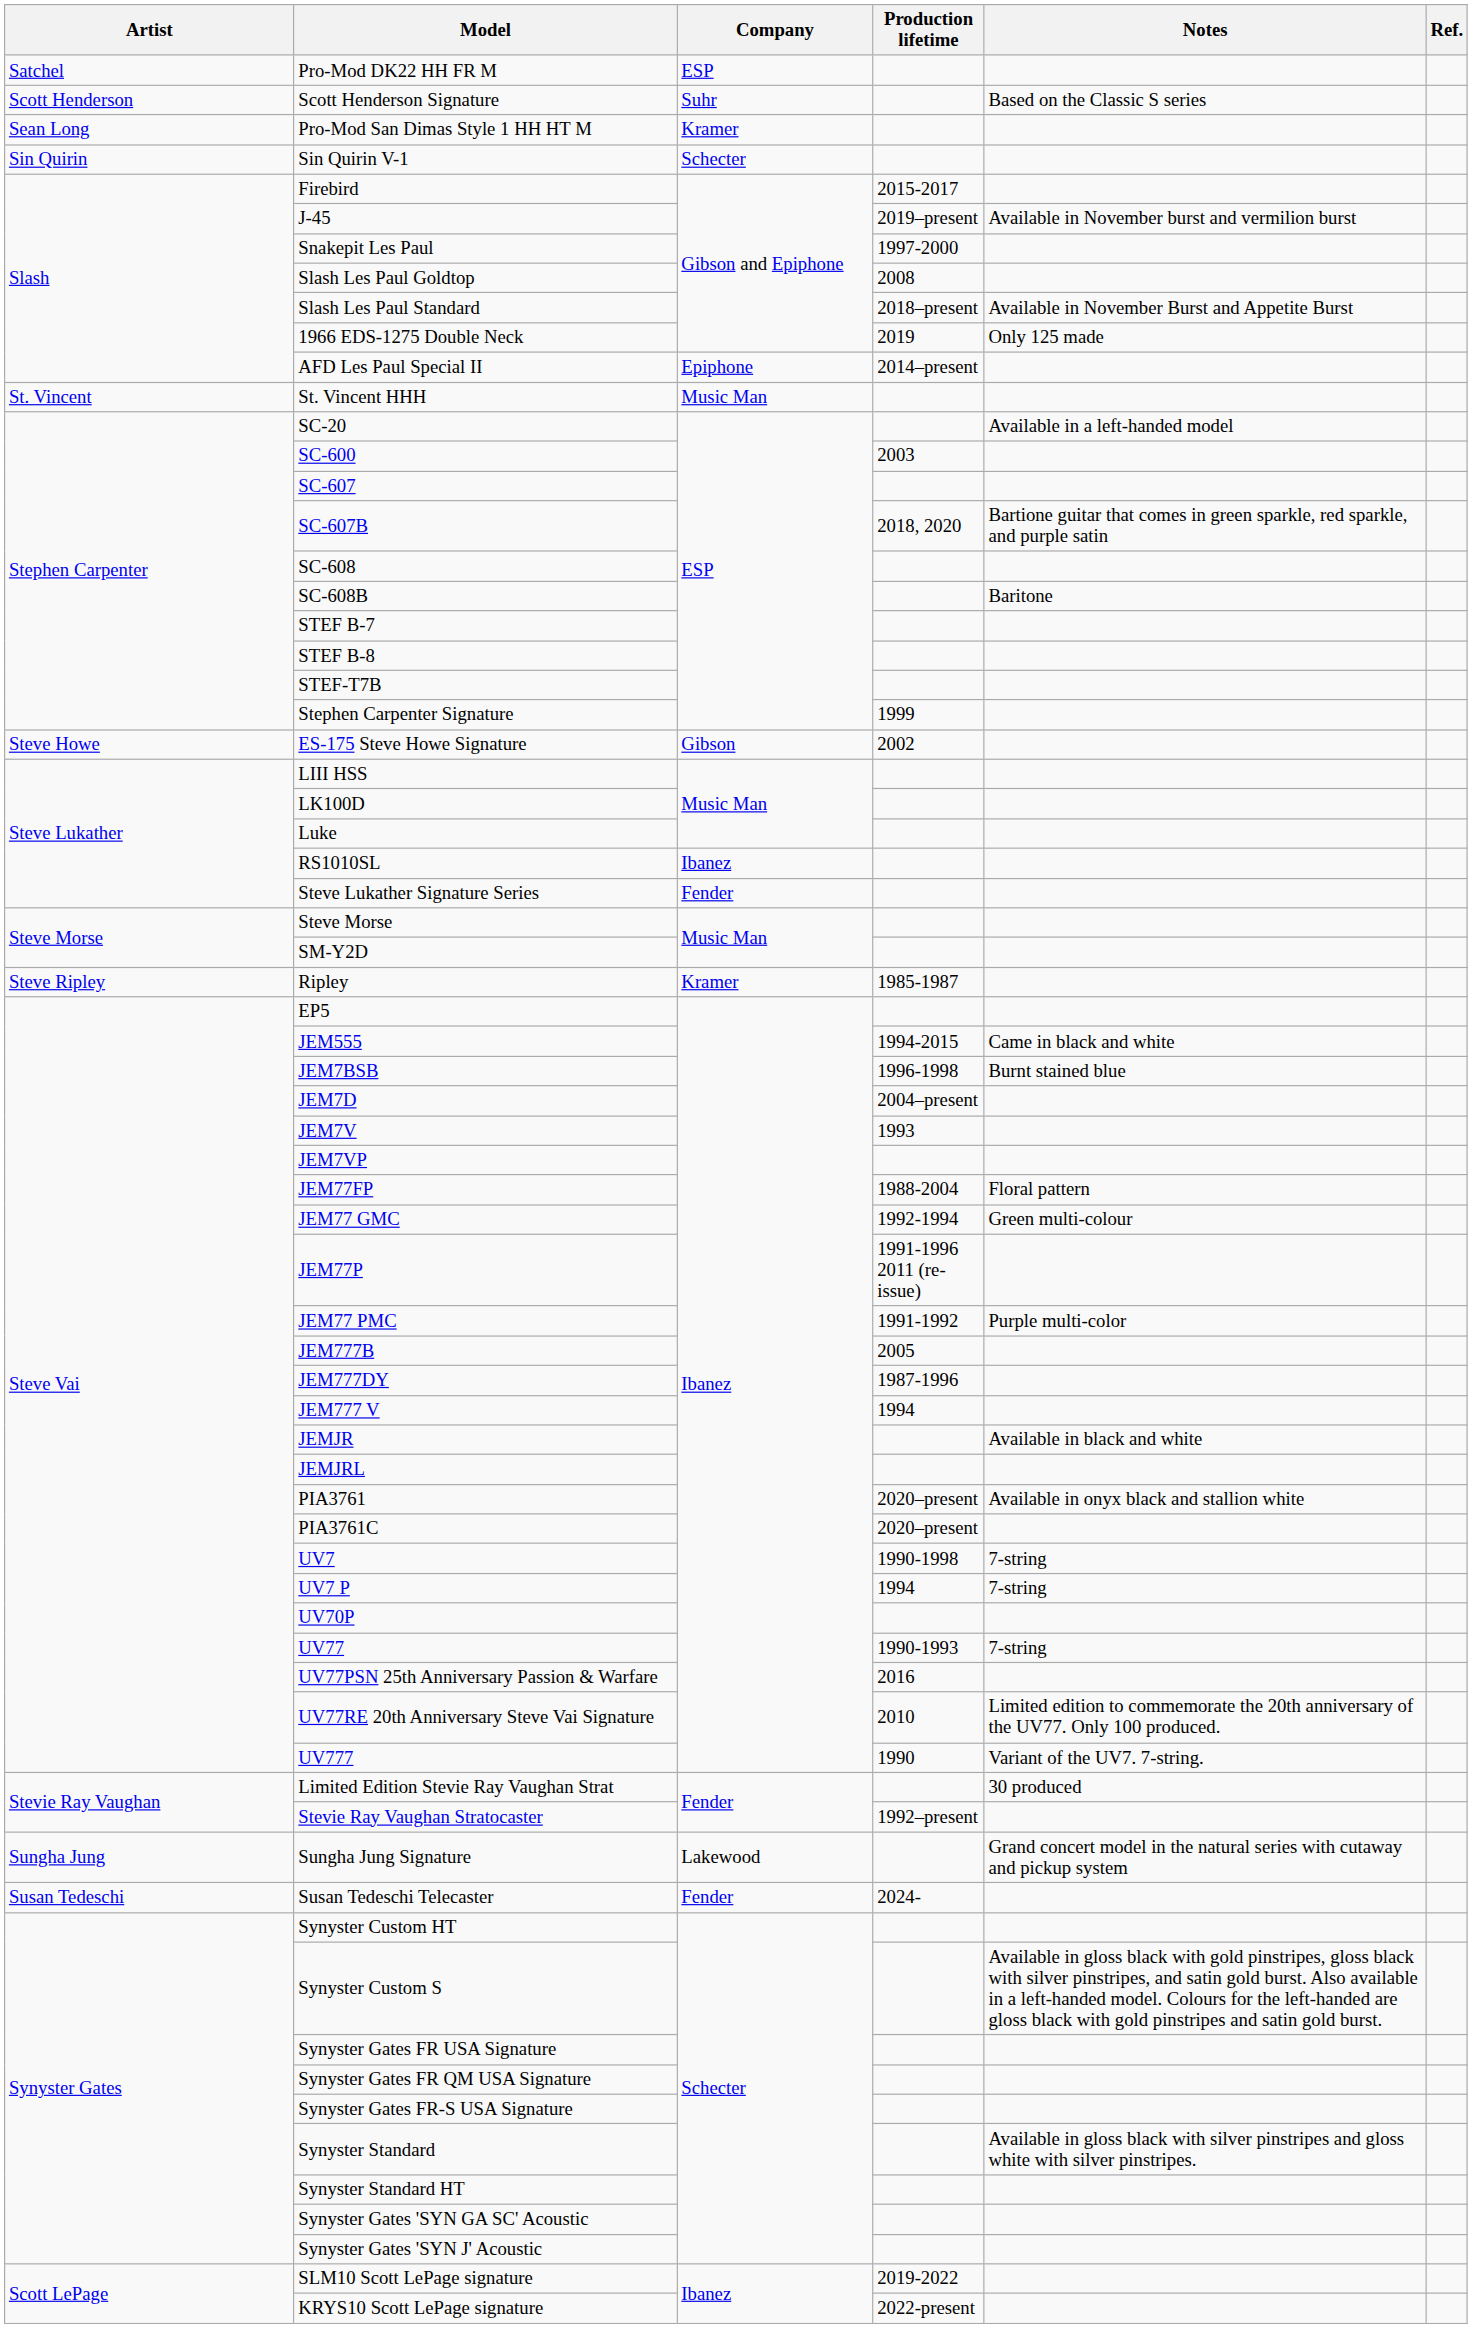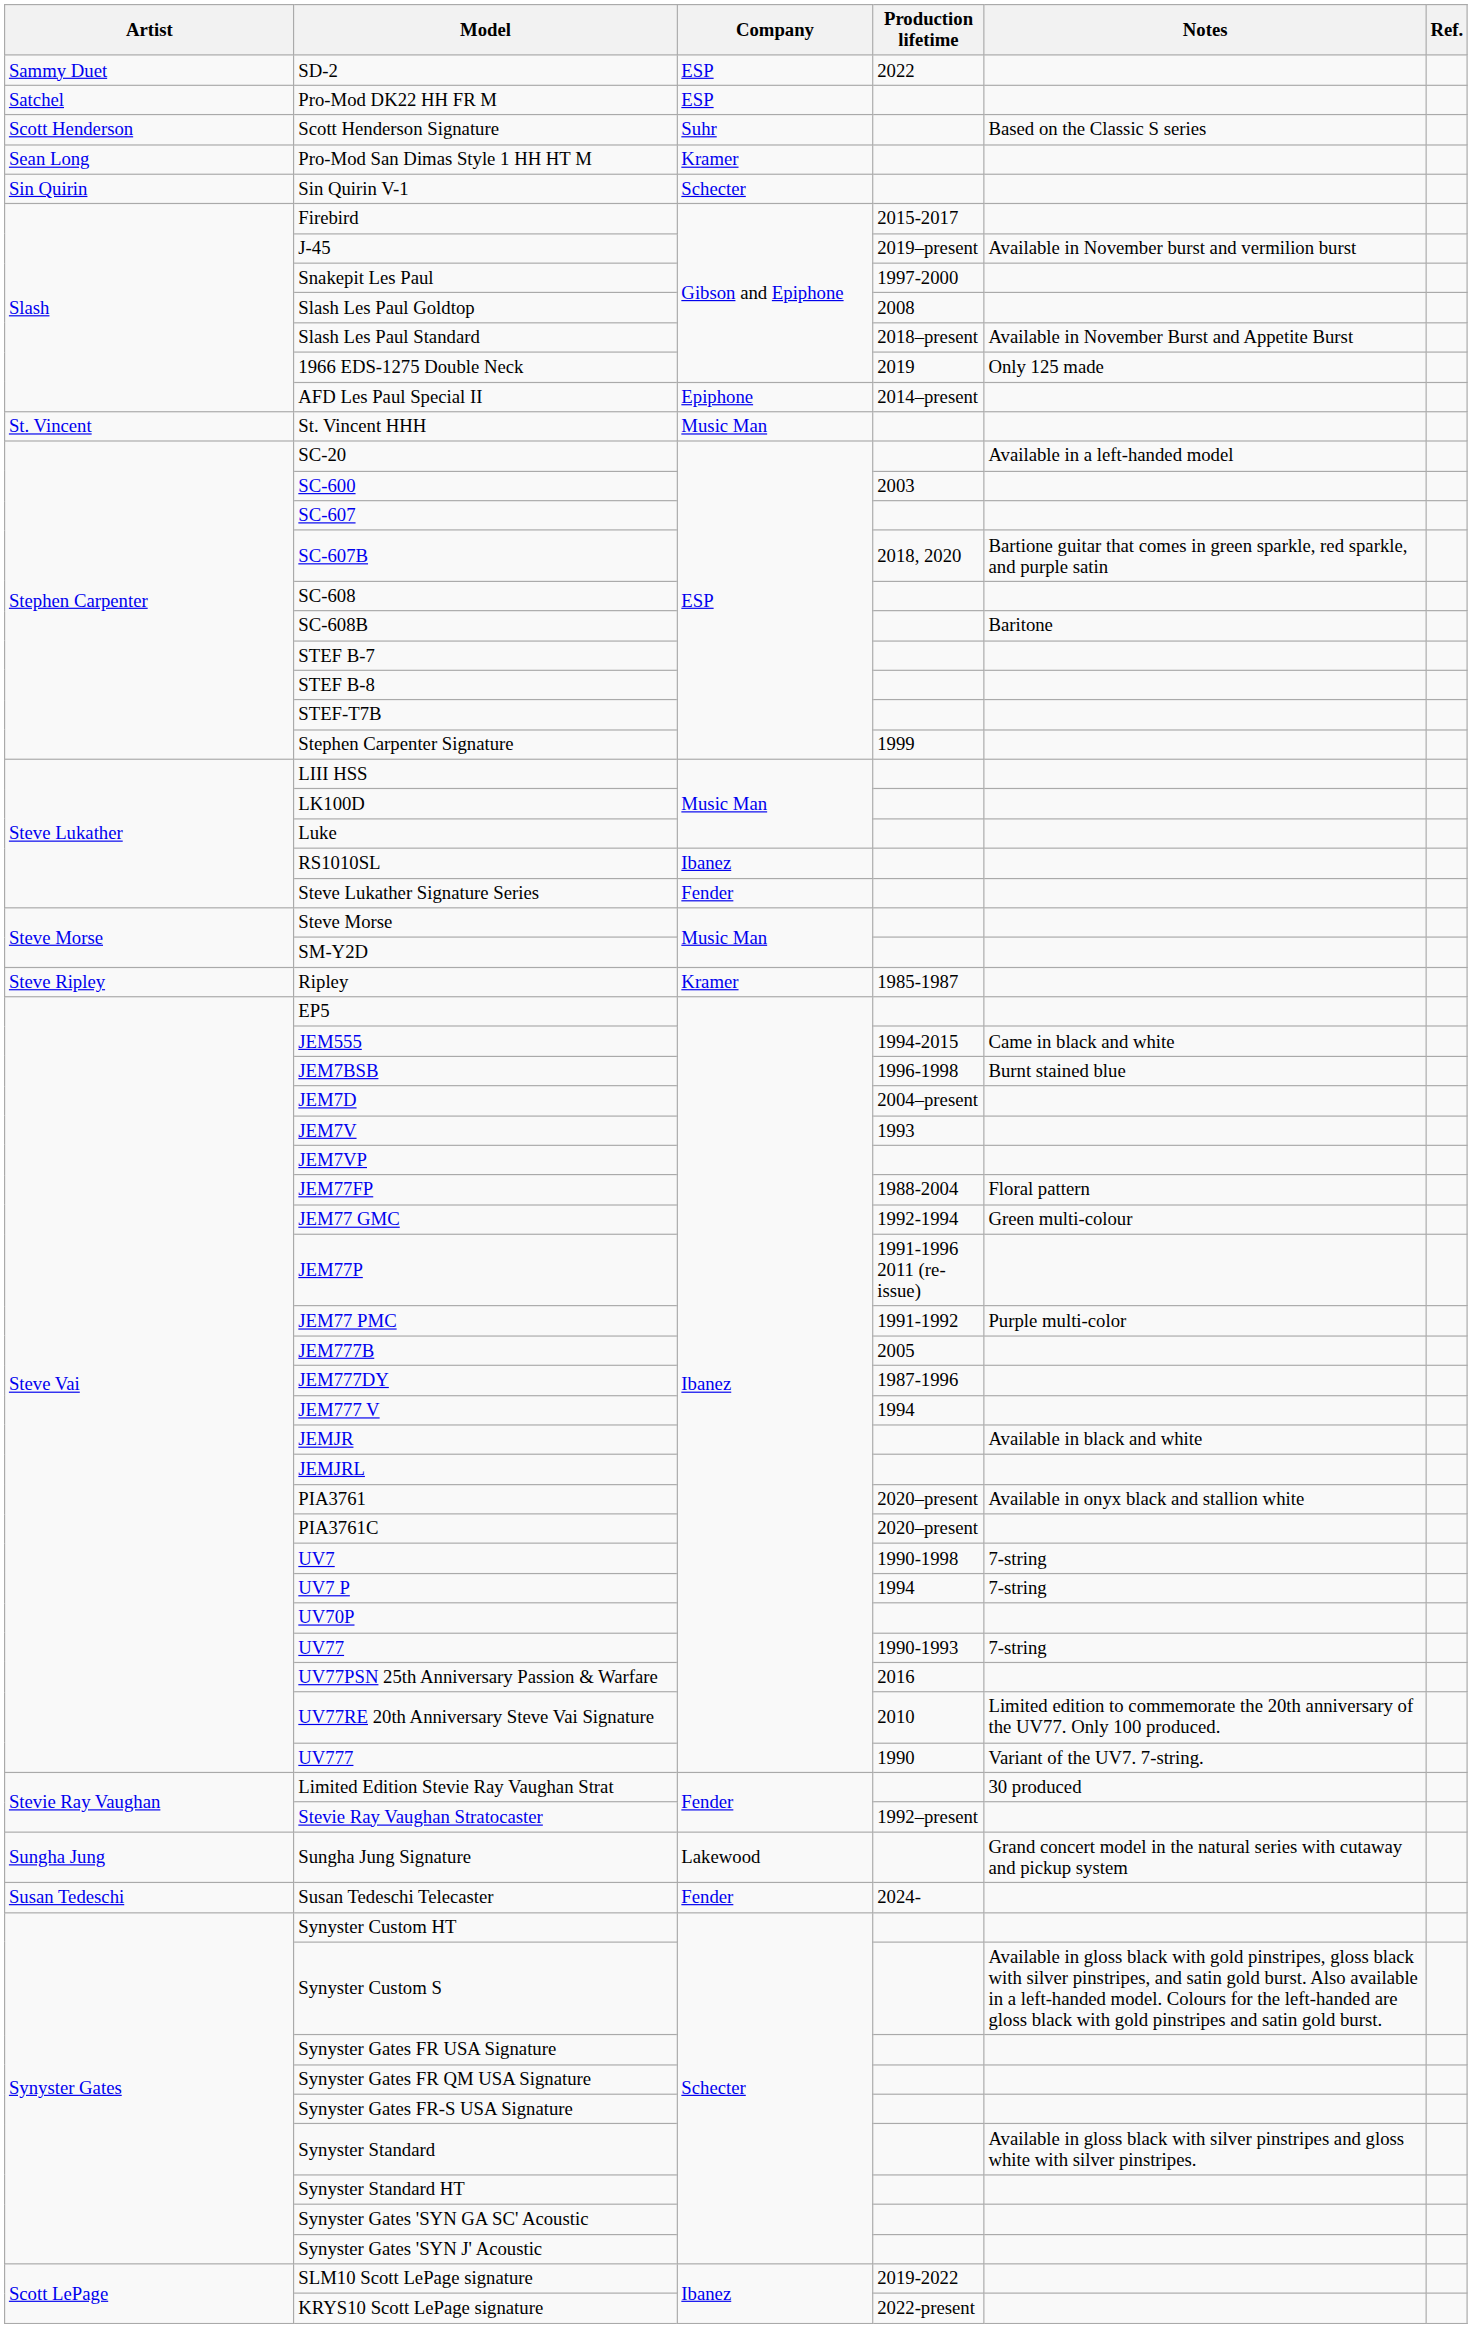+ row: (318, 70)
- row: (412, 744)
